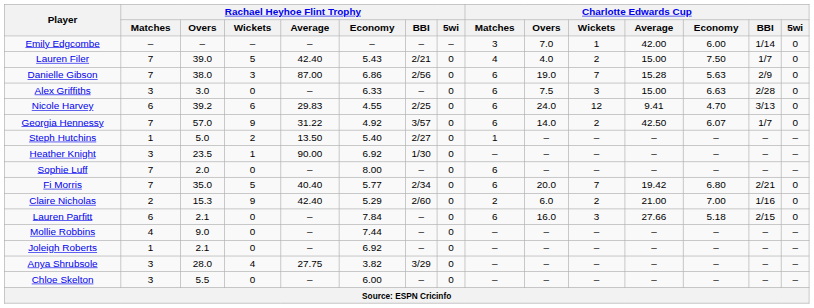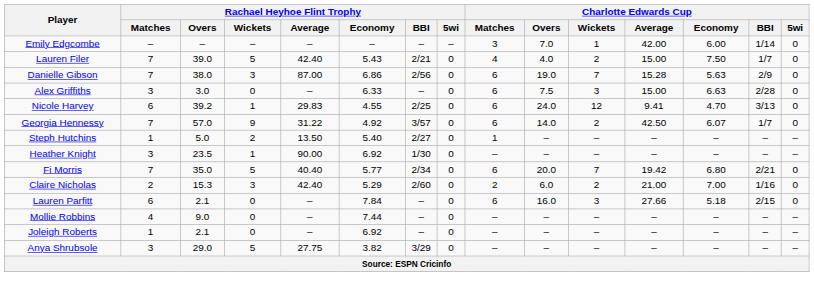(253, 106) 6 -> (253, 106) 1
- row: (63, 169)
(253, 201) 9 -> (253, 185) 3
(202, 264) 28.0 -> (202, 248) 29.0
(253, 264) 4 -> (253, 248) 5
- row: (63, 279)
